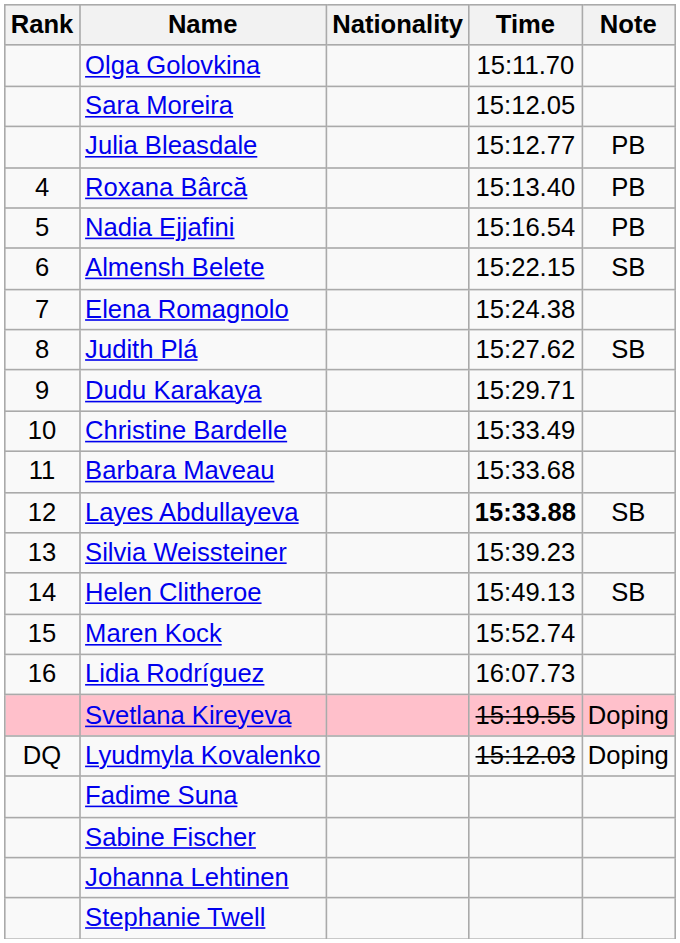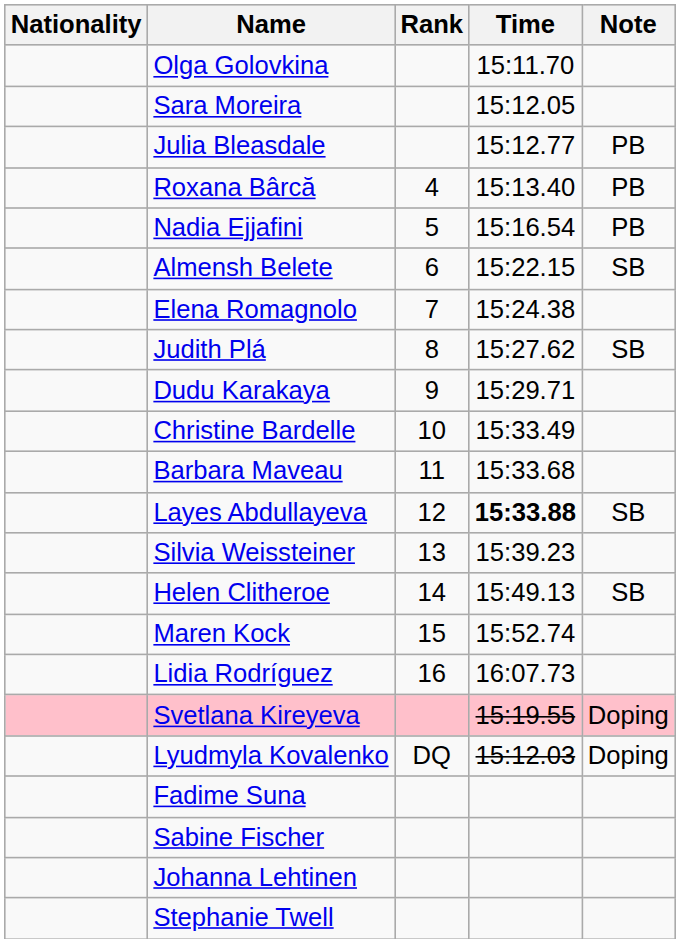columns swapped: (42, 24) <-> (398, 24)
